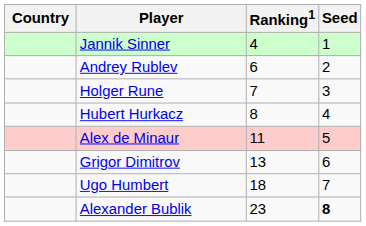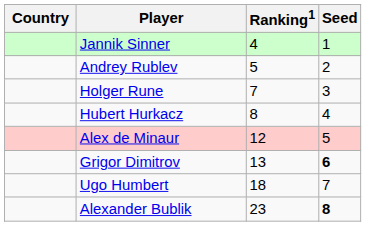(254, 67) 6 -> (254, 67) 5
(257, 138) 11 -> (258, 138) 12
(326, 161) normal -> (326, 161) bold
